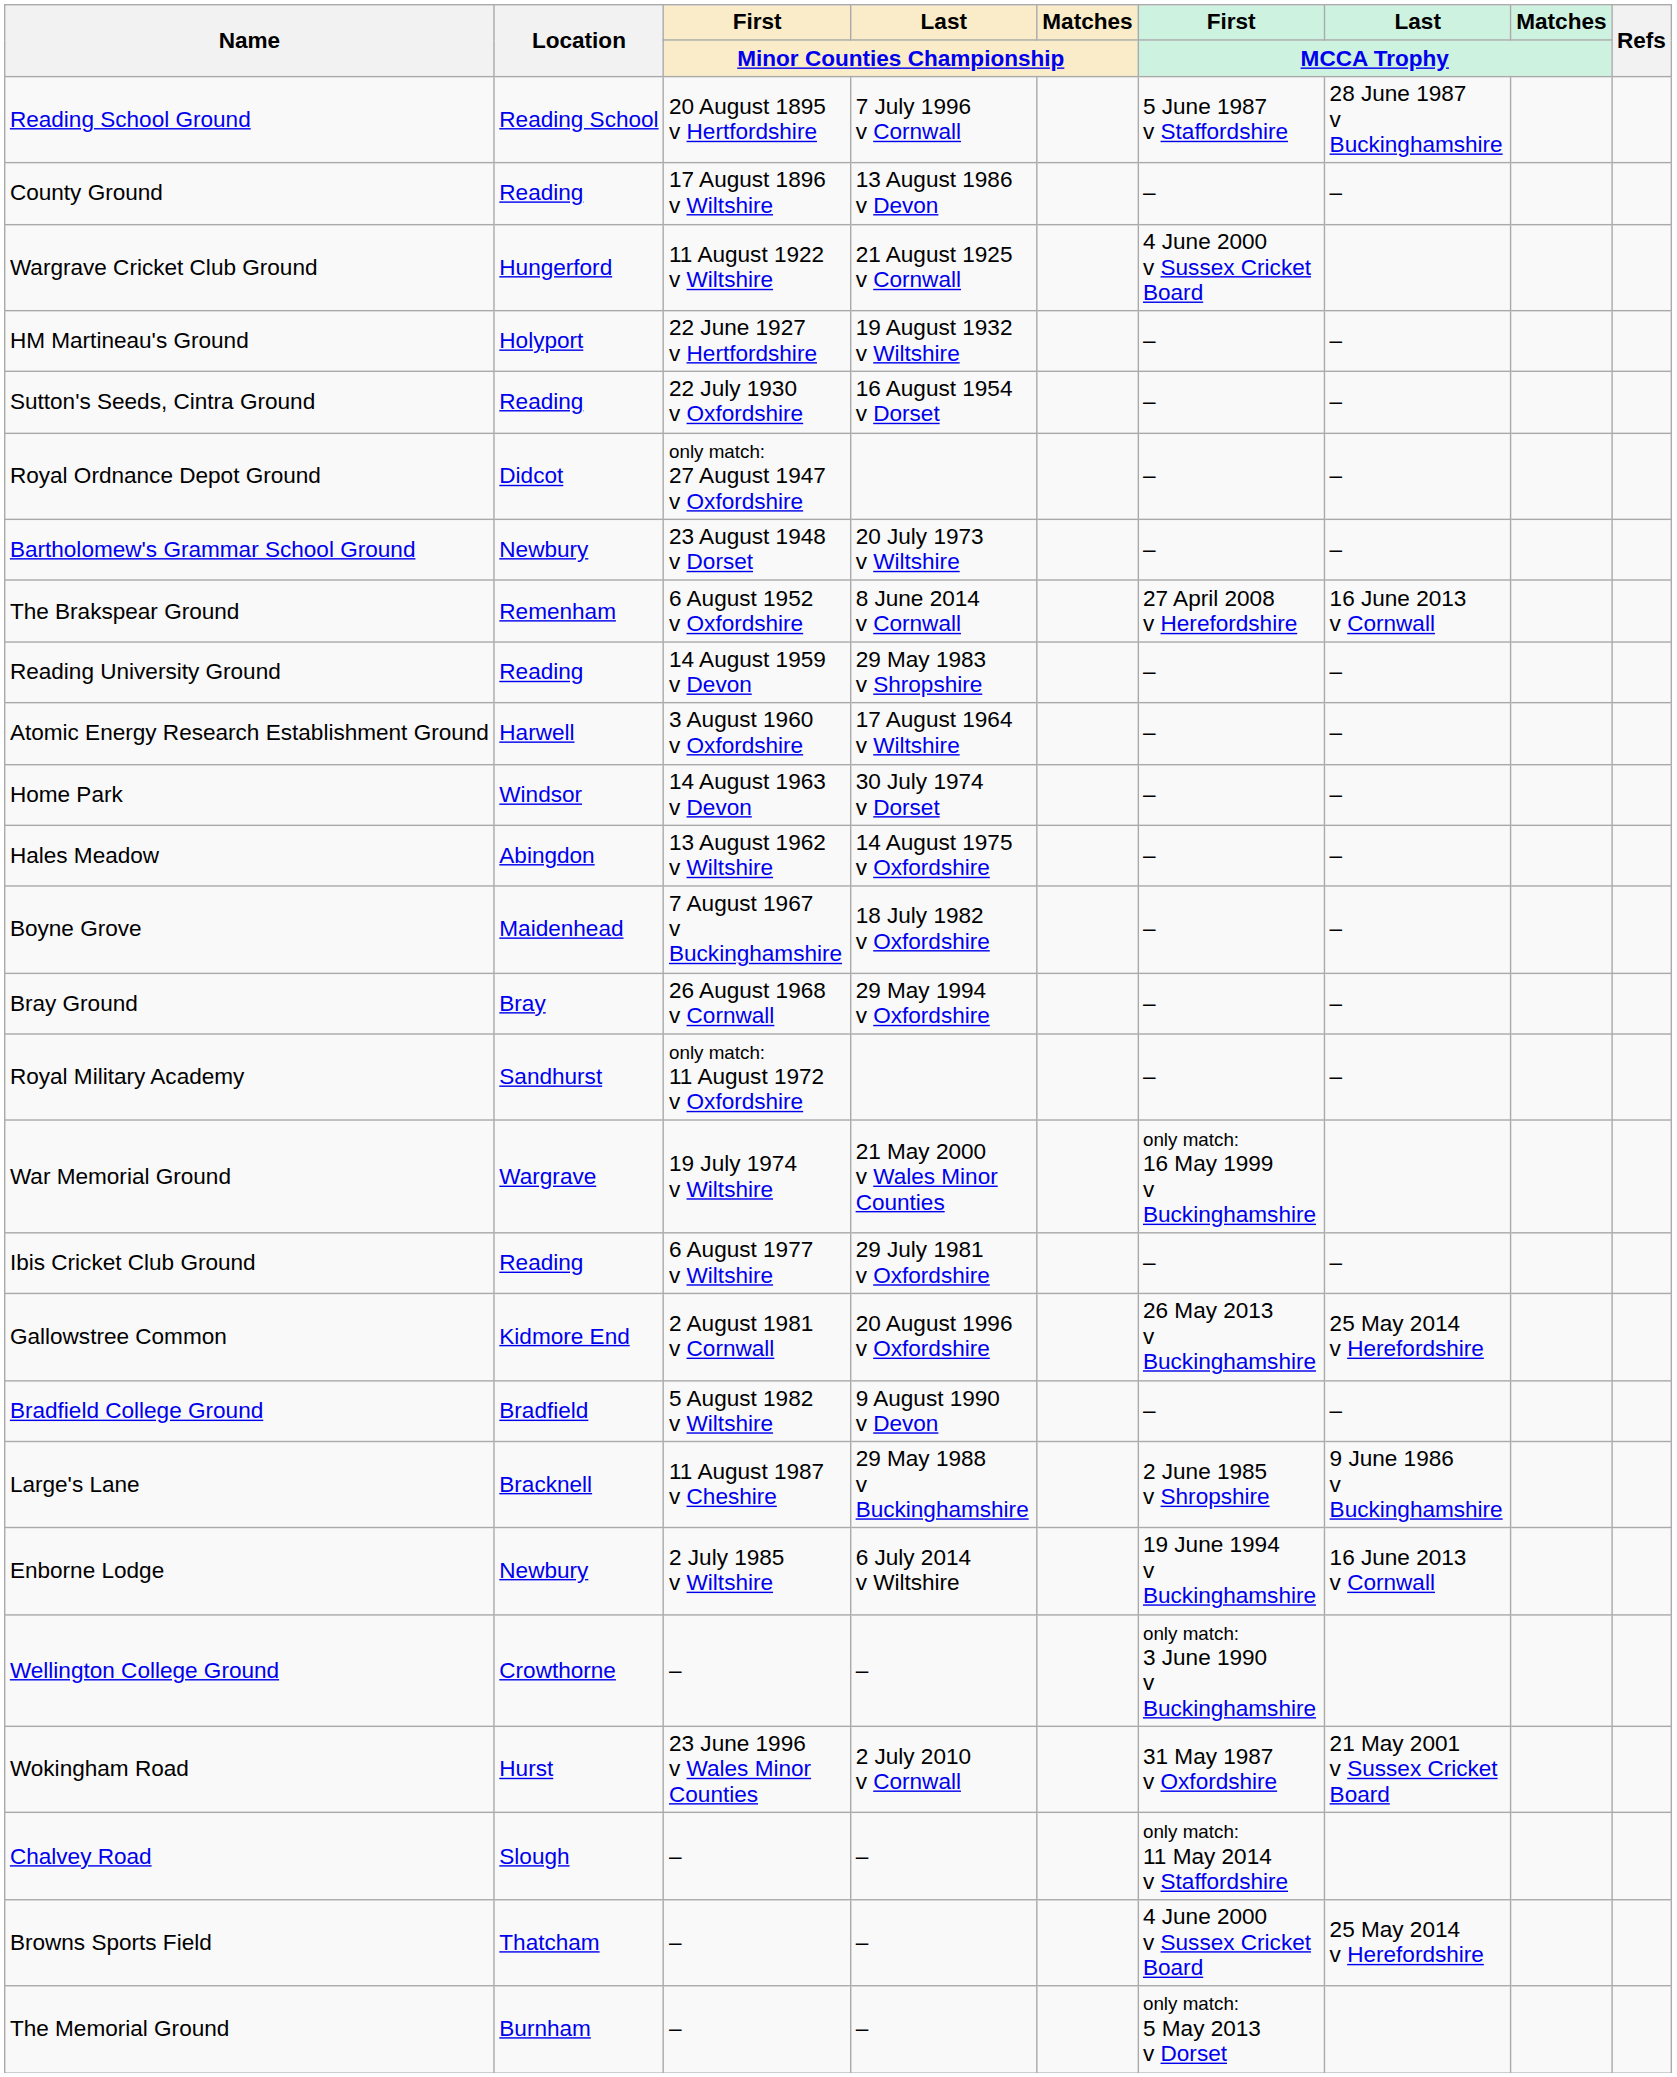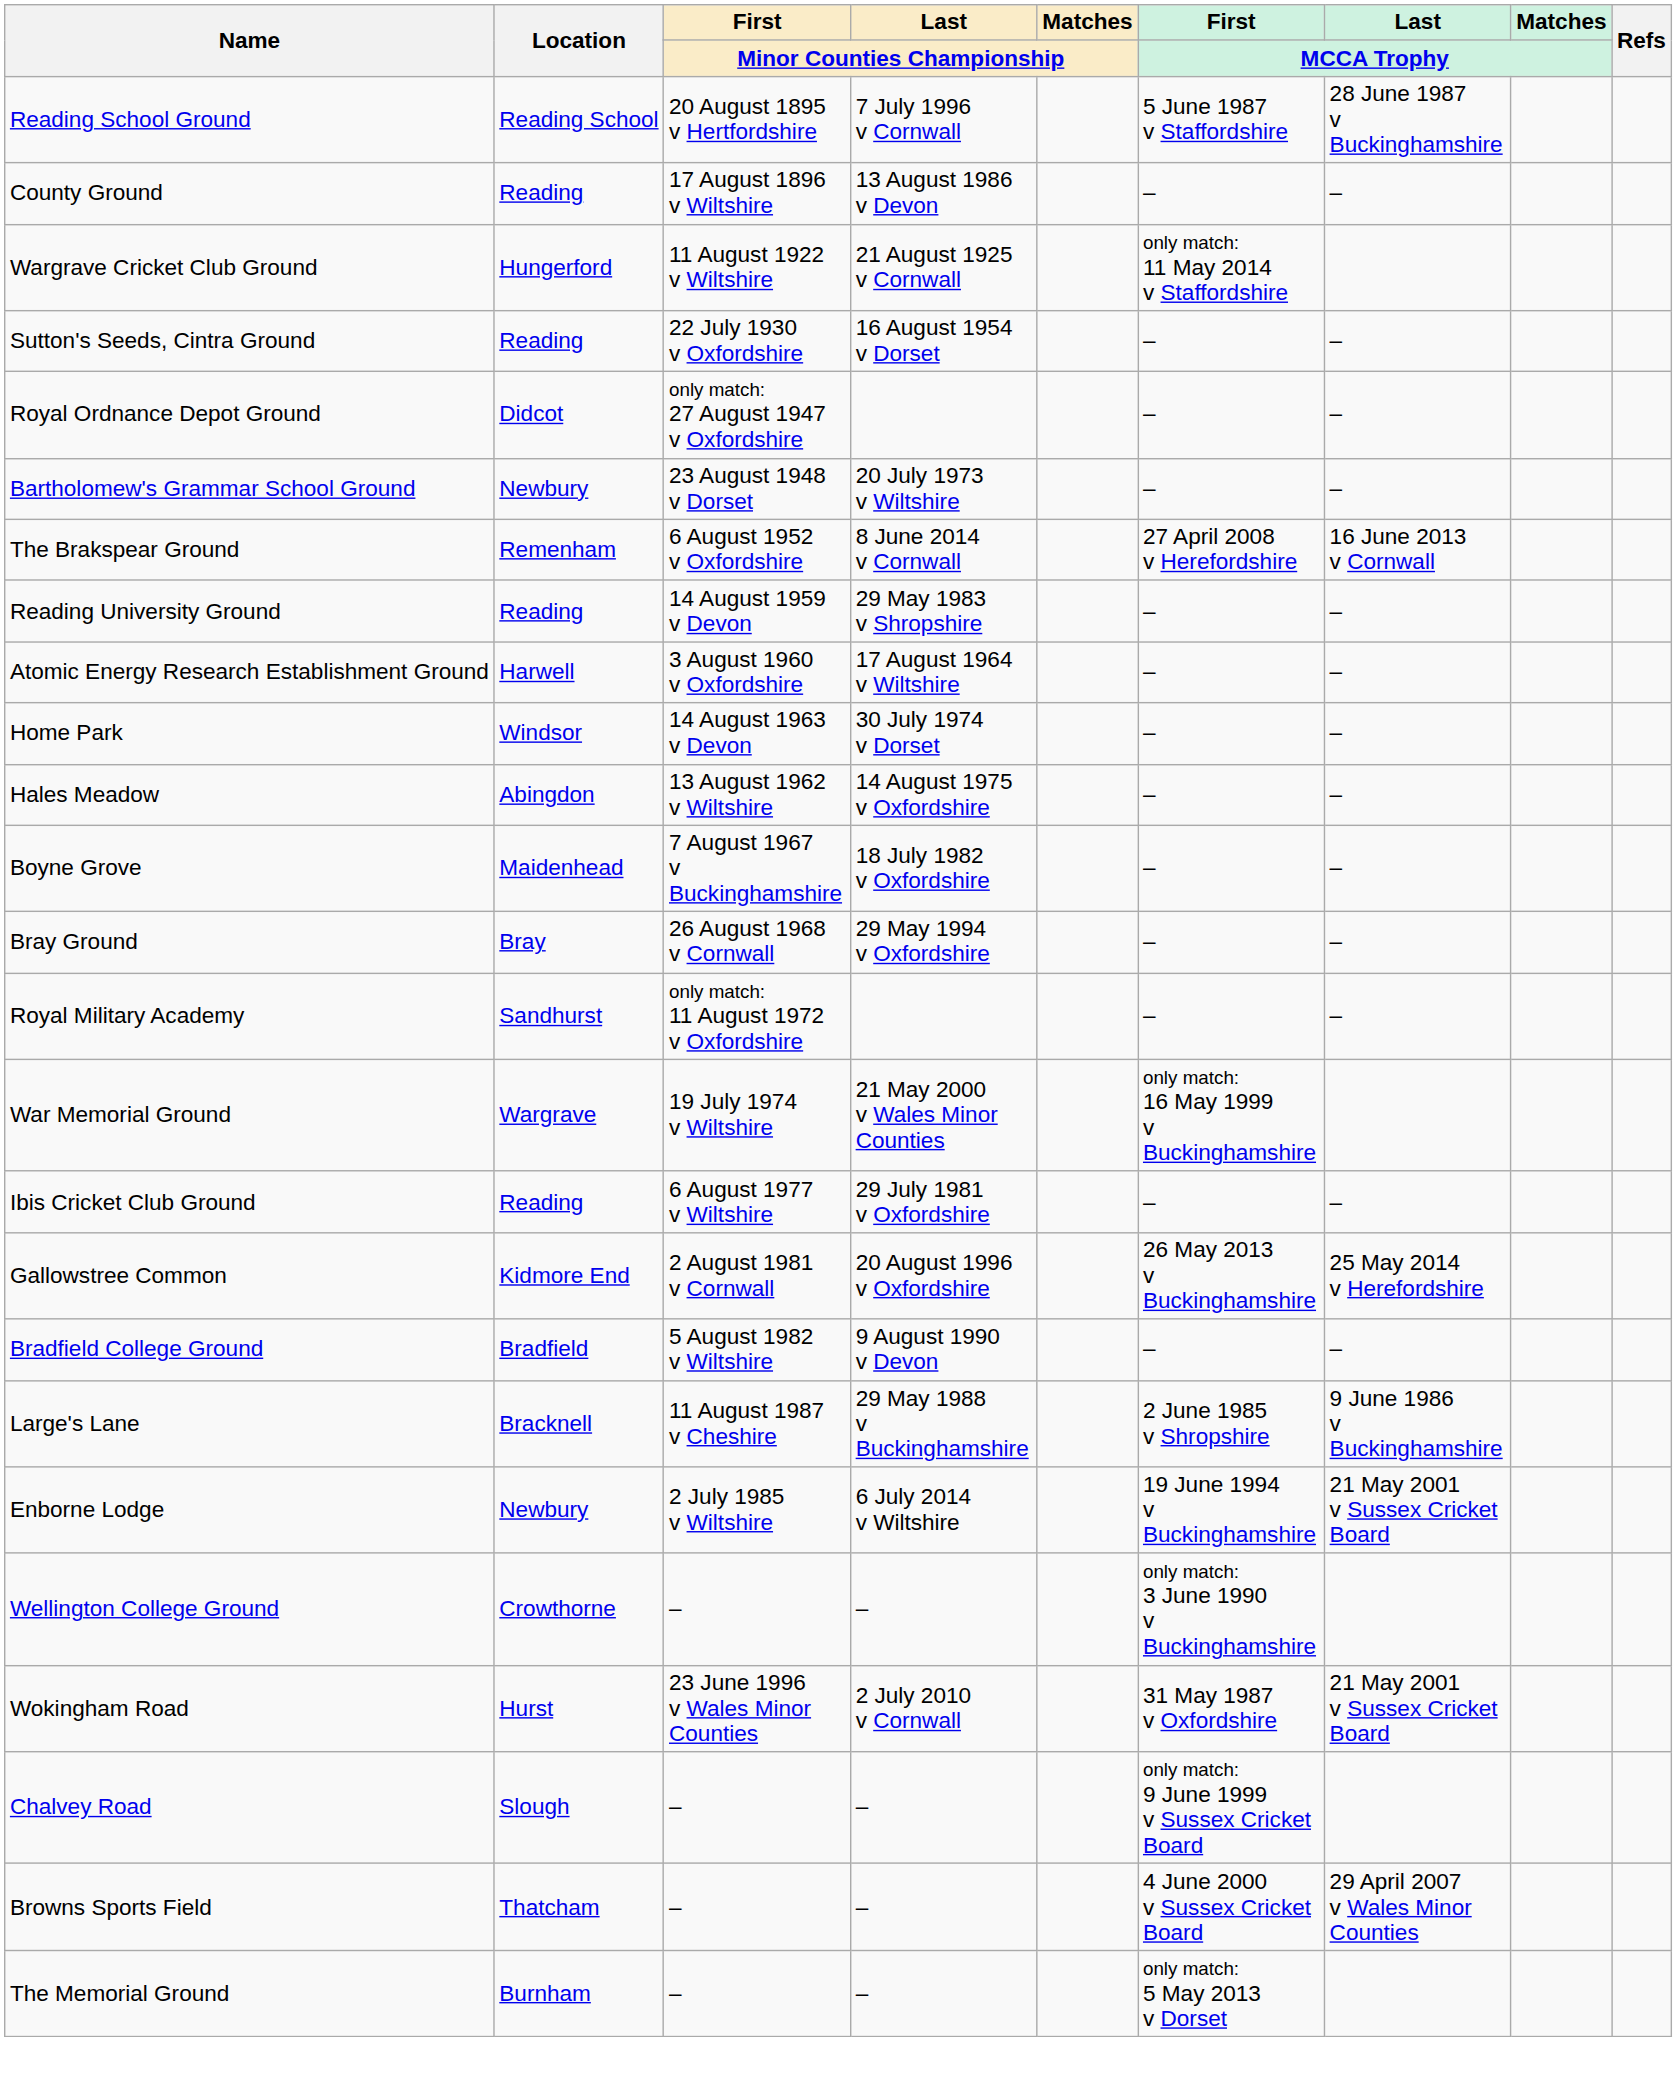(1227, 267) 4 June 2000 v Sussex Cricket Board -> (1215, 268) only match: 11 May 2014 v Staffordshire
- row: (129, 340)
(1398, 1570) 16 June 2013 v Cornwall -> (1414, 1509) 21 May 2001 v Sussex Cricket Board
(1215, 1857) only match: 11 May 2014 v Staffordshire -> (1227, 1808) only match: 9 June 1999 v Sussex Cricket Board
(1407, 1942) 25 May 2014 v Herefordshire -> (1401, 1906) 29 April 2007 v Wales Minor Counties
